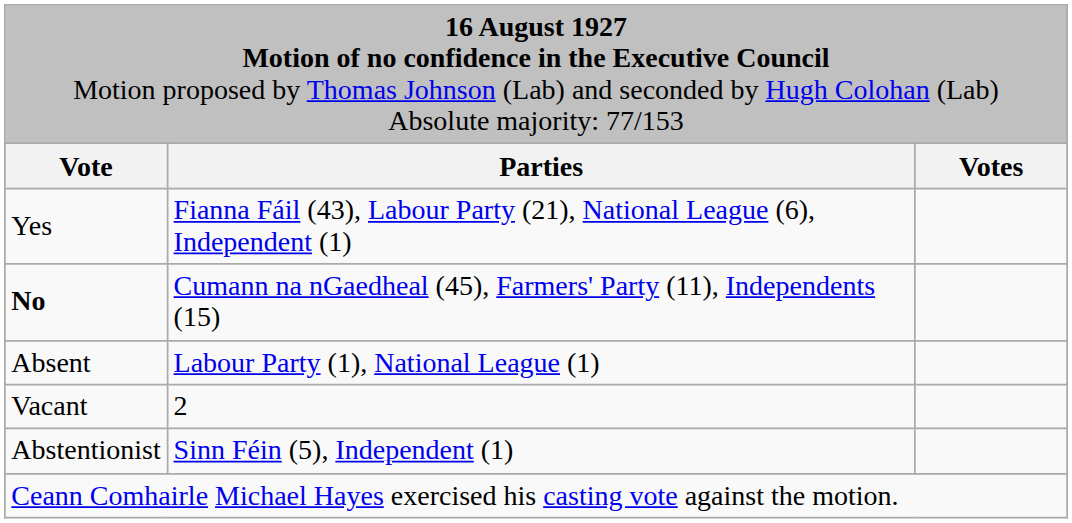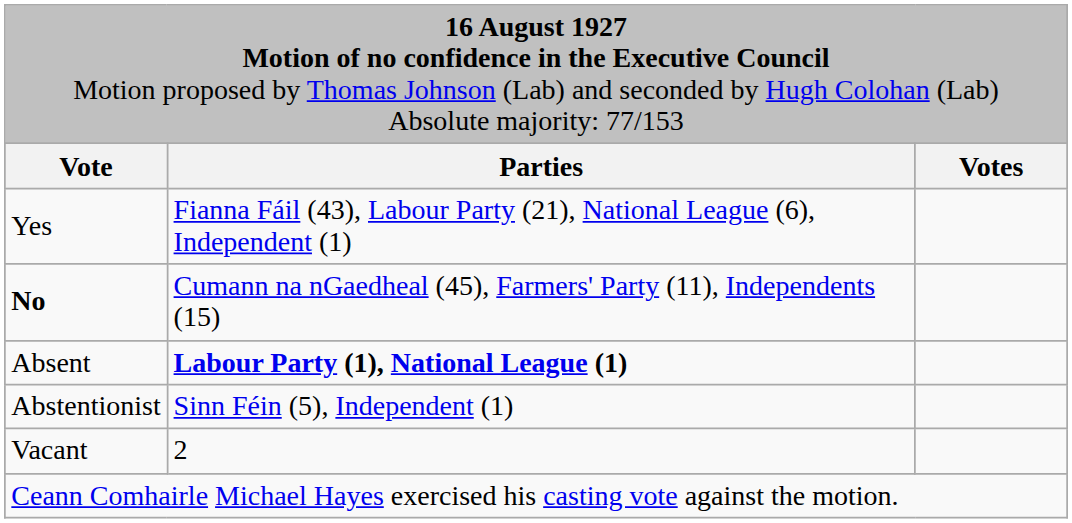(387, 361) normal -> (400, 361) bold
rows swapped: (49, 406) <-> (86, 450)
